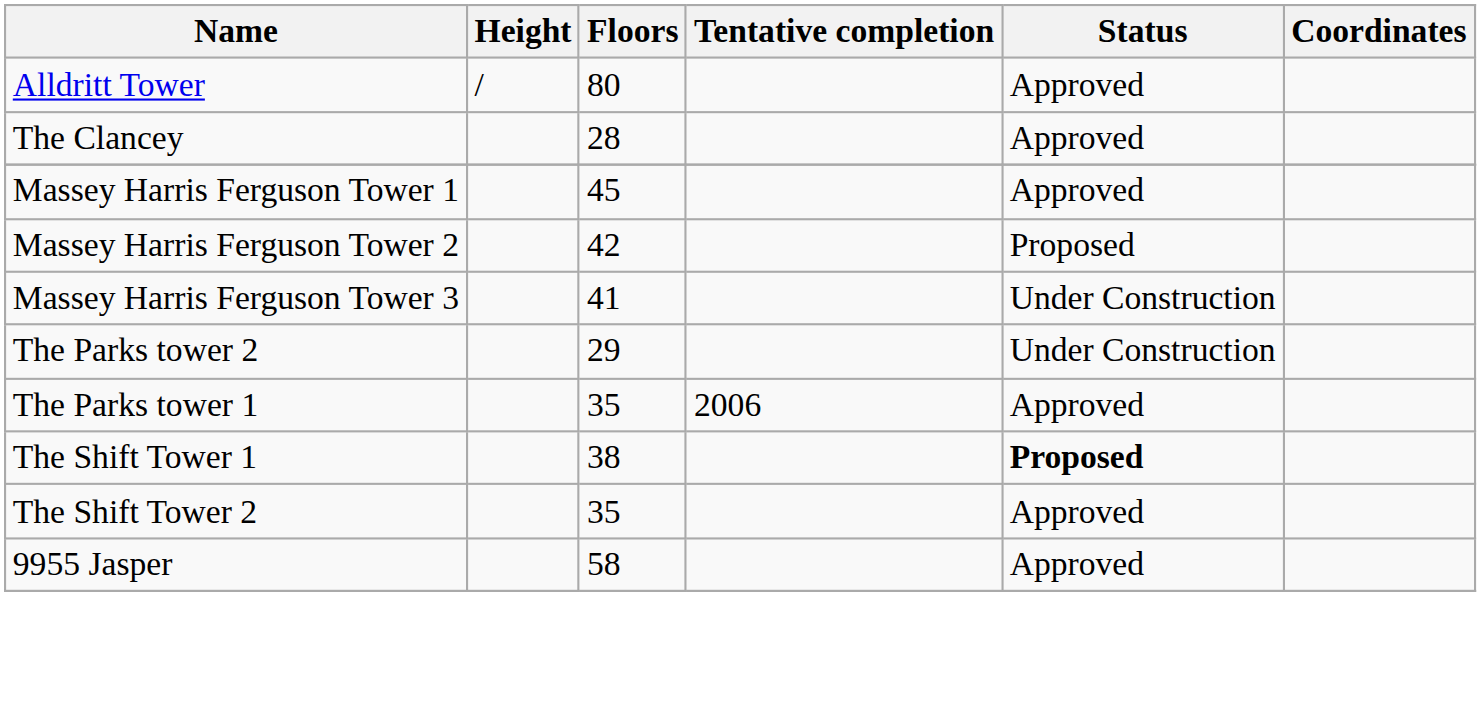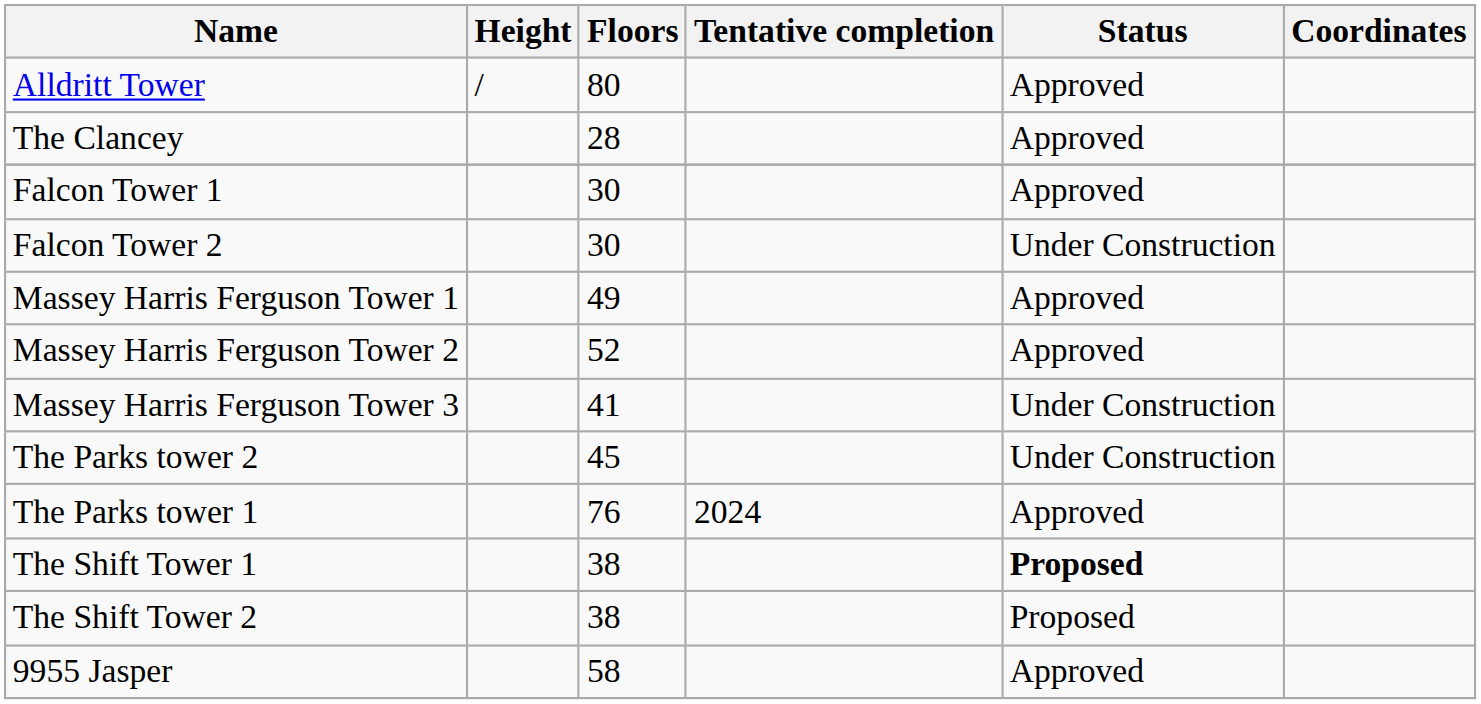+ row: (118, 191)
+ row: (118, 244)
(604, 191) 45 -> (604, 297) 49
(604, 244) 42 -> (604, 350) 52
(1072, 244) Proposed -> (1077, 350) Approved
(604, 350) 29 -> (604, 457) 45
(604, 404) 35 -> (604, 510) 76
(728, 404) 2006 -> (728, 510) 2024
(604, 510) 35 -> (604, 617) 38
(1077, 510) Approved -> (1072, 617) Proposed
